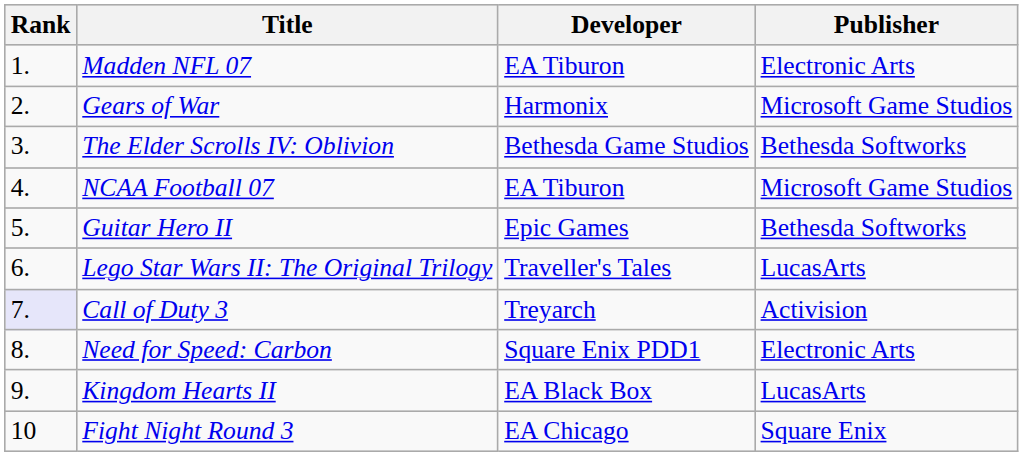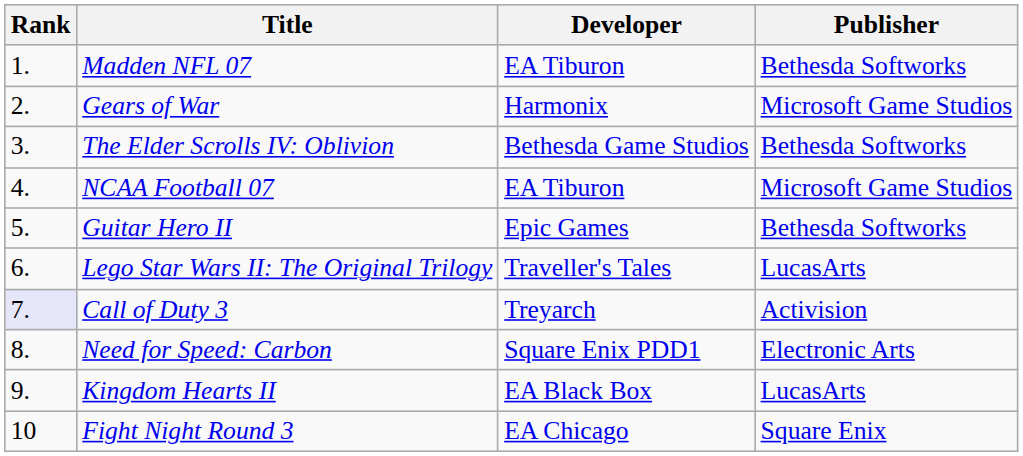(838, 65) Electronic Arts -> (863, 65) Bethesda Softworks
